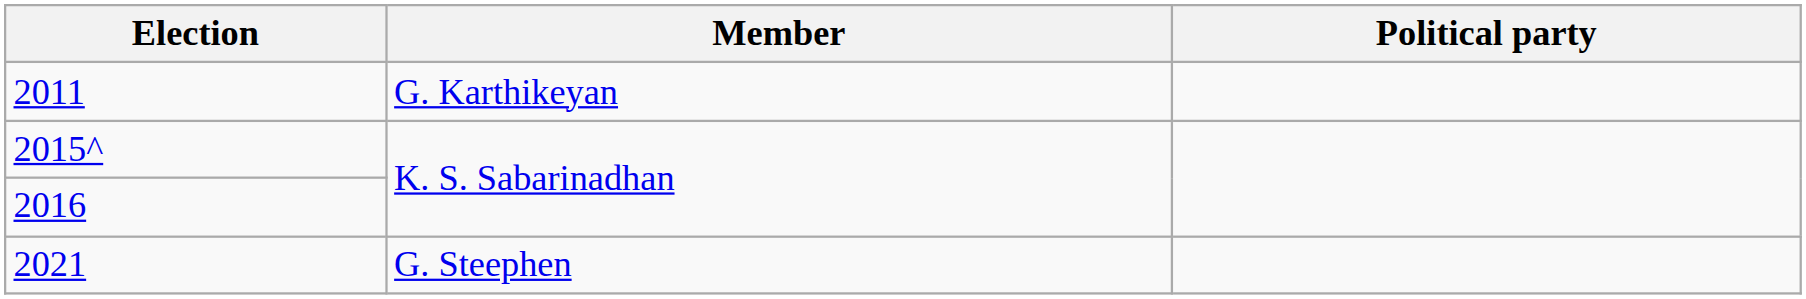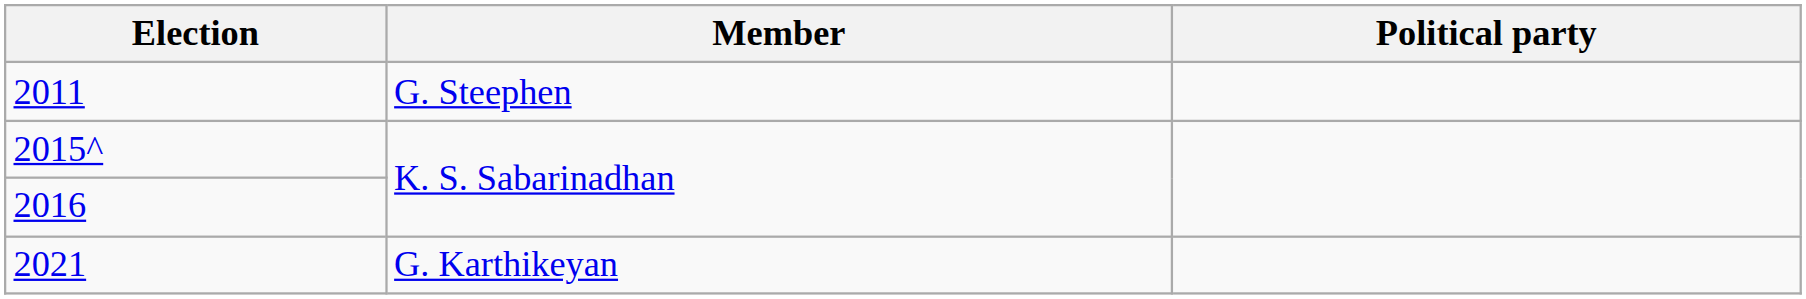(506, 90) G. Karthikeyan -> (483, 90) G. Steephen
(483, 263) G. Steephen -> (506, 263) G. Karthikeyan
